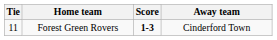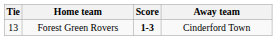(13, 27) 11 -> (13, 27) 13
